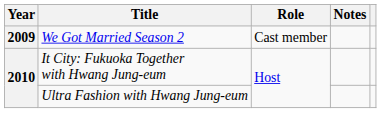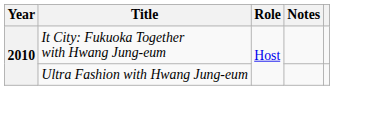- row: (113, 37)
